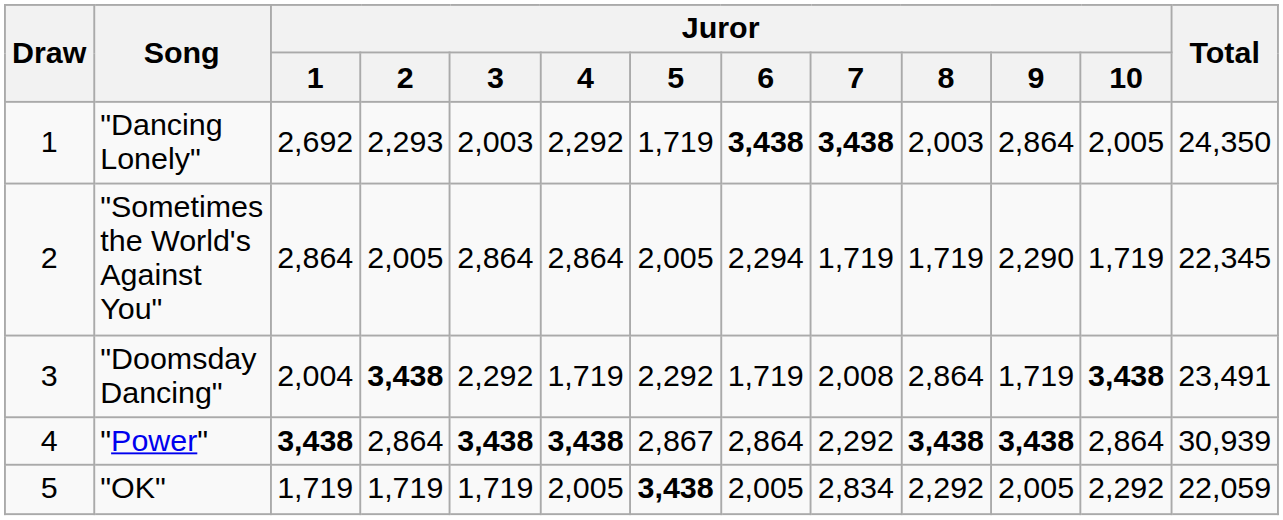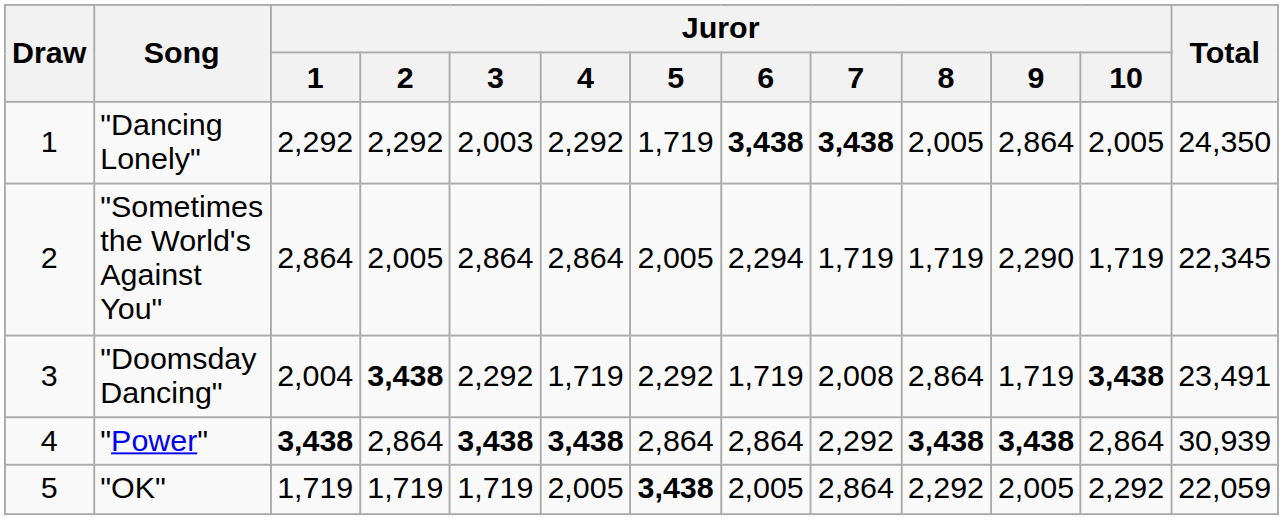(315, 142) 2,692 -> (315, 142) 2,292
(405, 142) 2,293 -> (405, 142) 2,292
(946, 142) 2,003 -> (946, 142) 2,005
(676, 440) 2,867 -> (676, 440) 2,864
(856, 488) 2,834 -> (856, 488) 2,864
